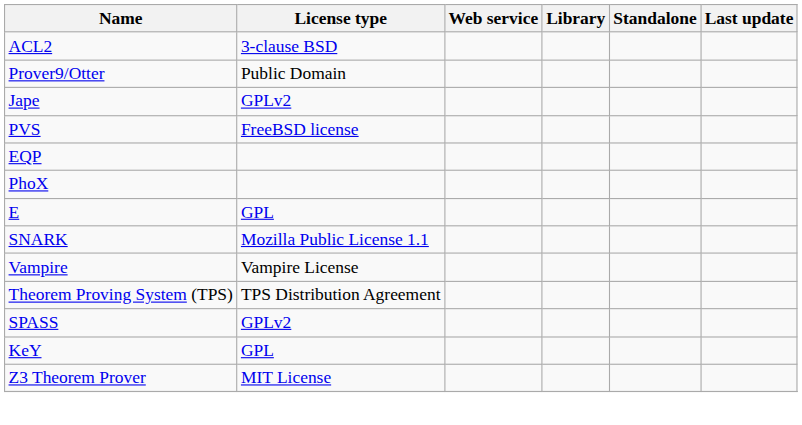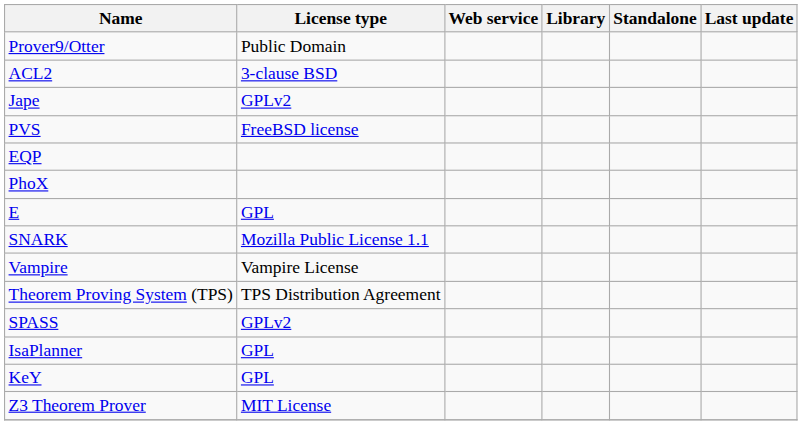rows swapped: (30, 45) <-> (57, 73)
+ row: (45, 350)
